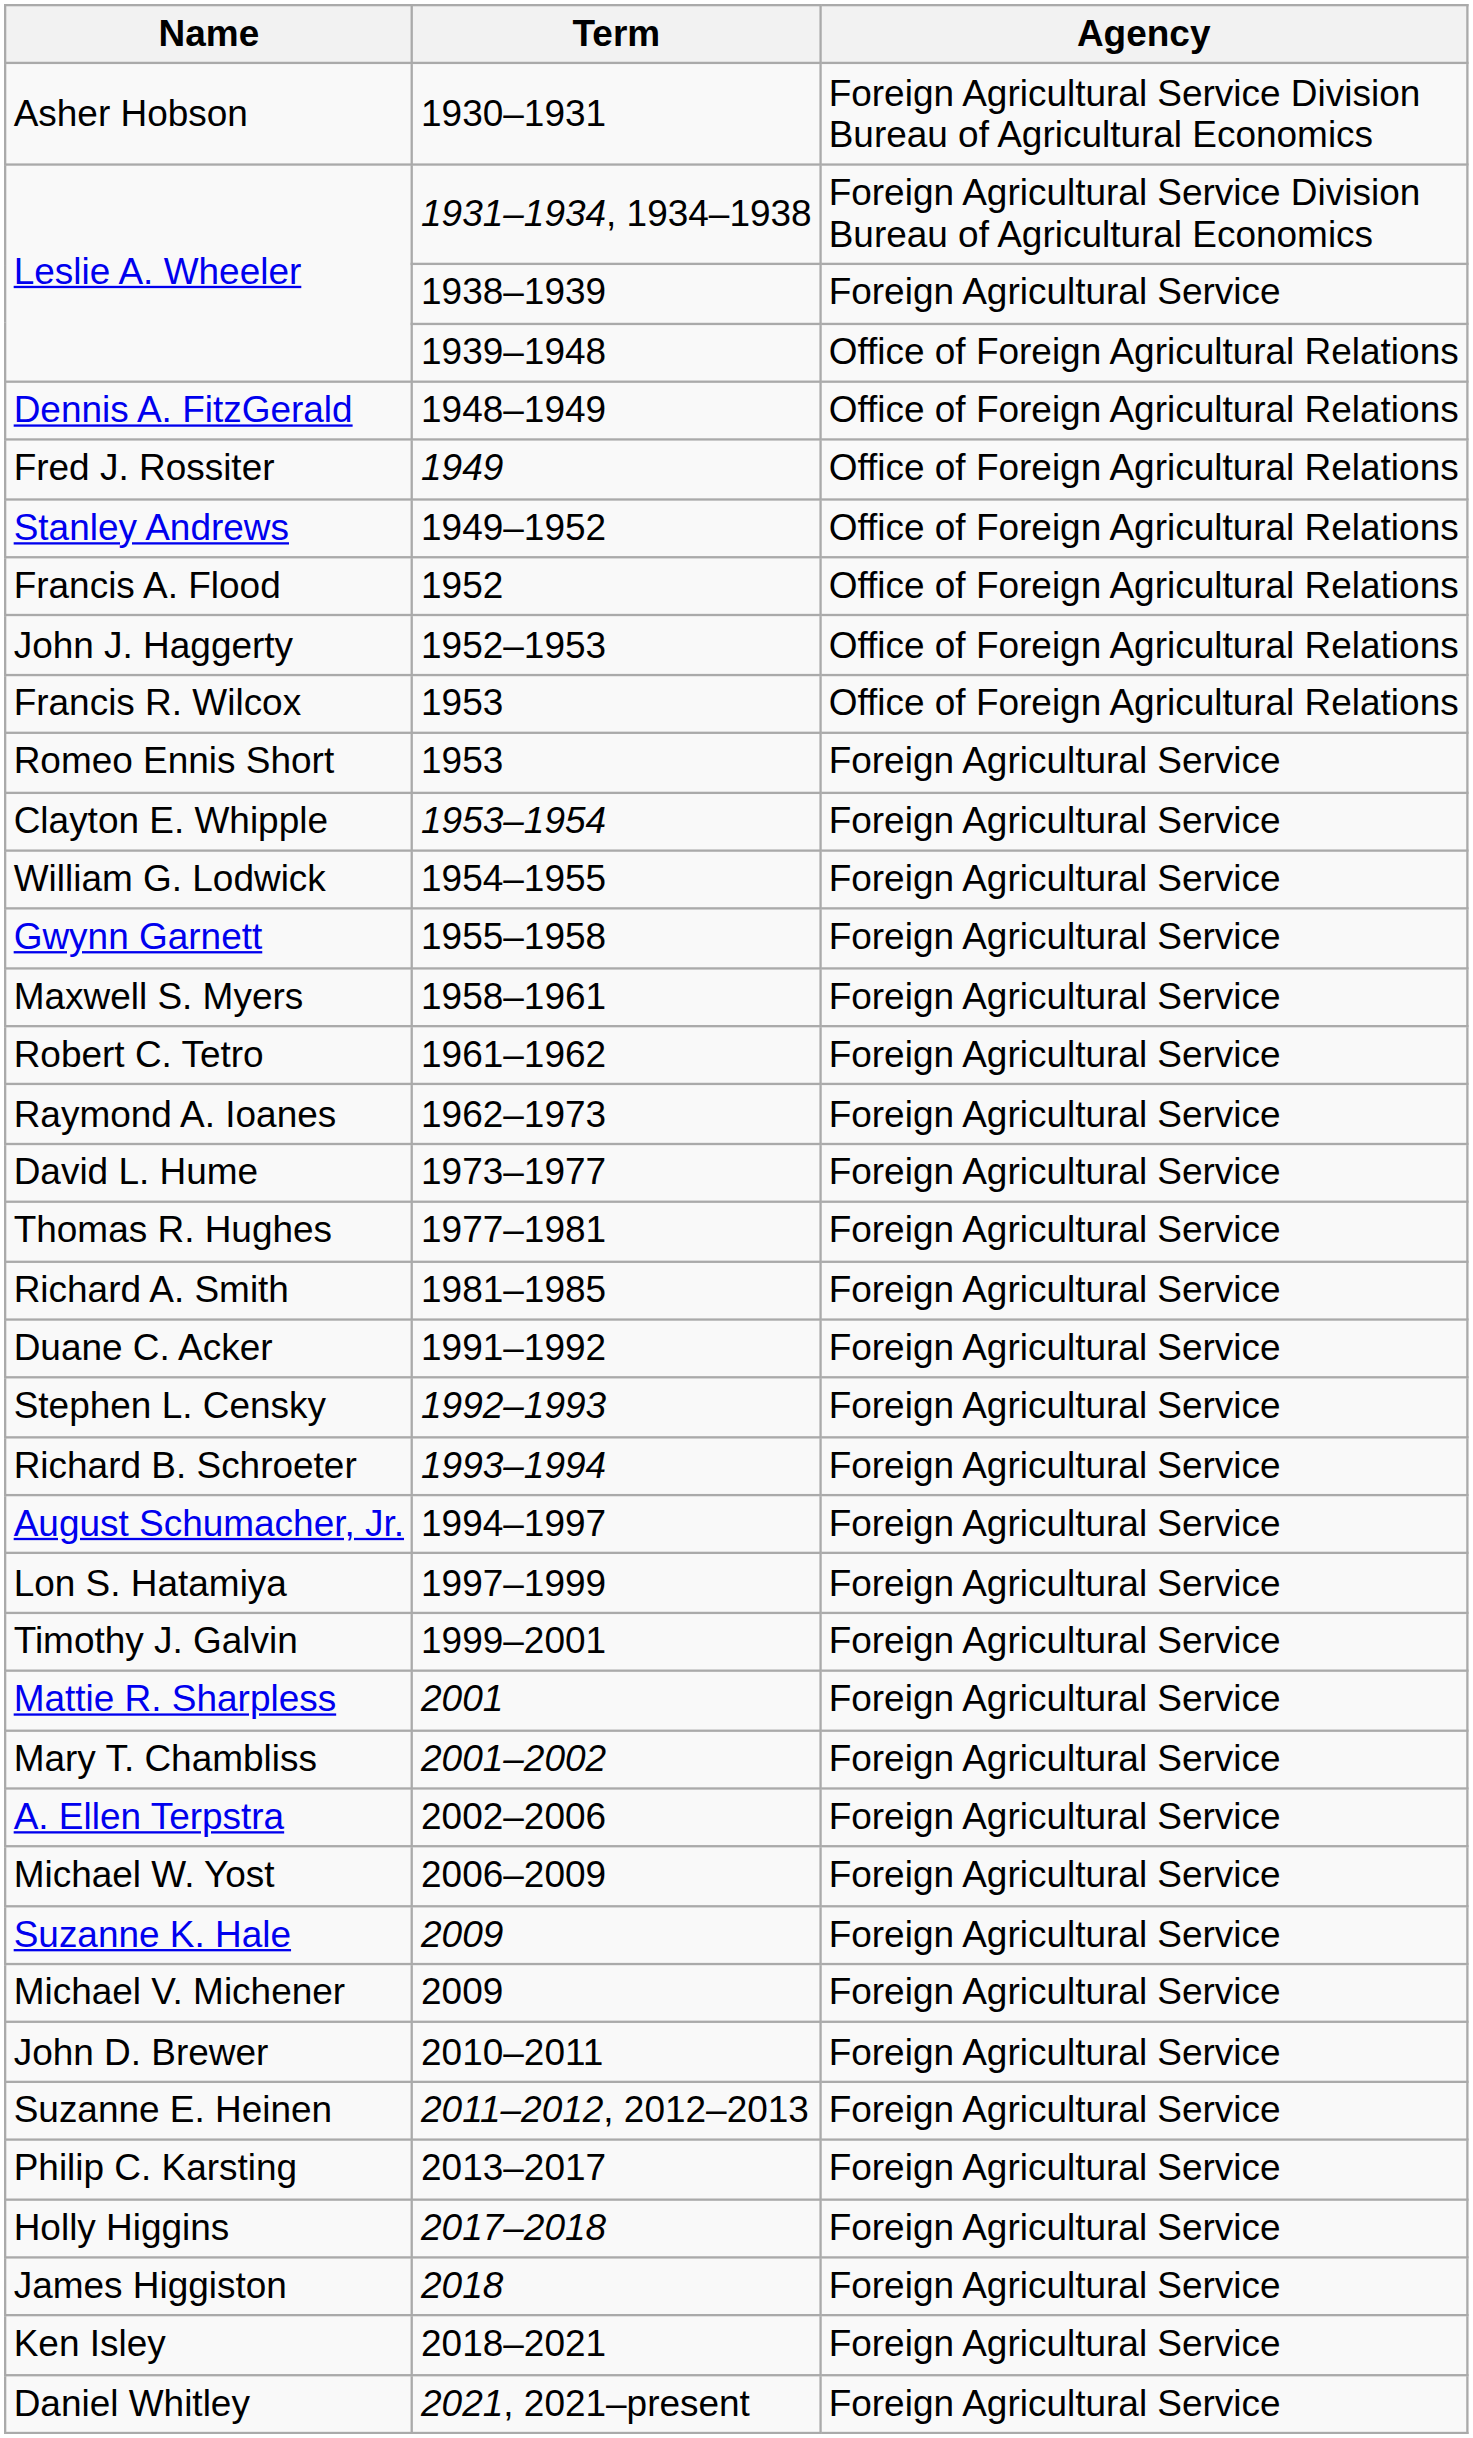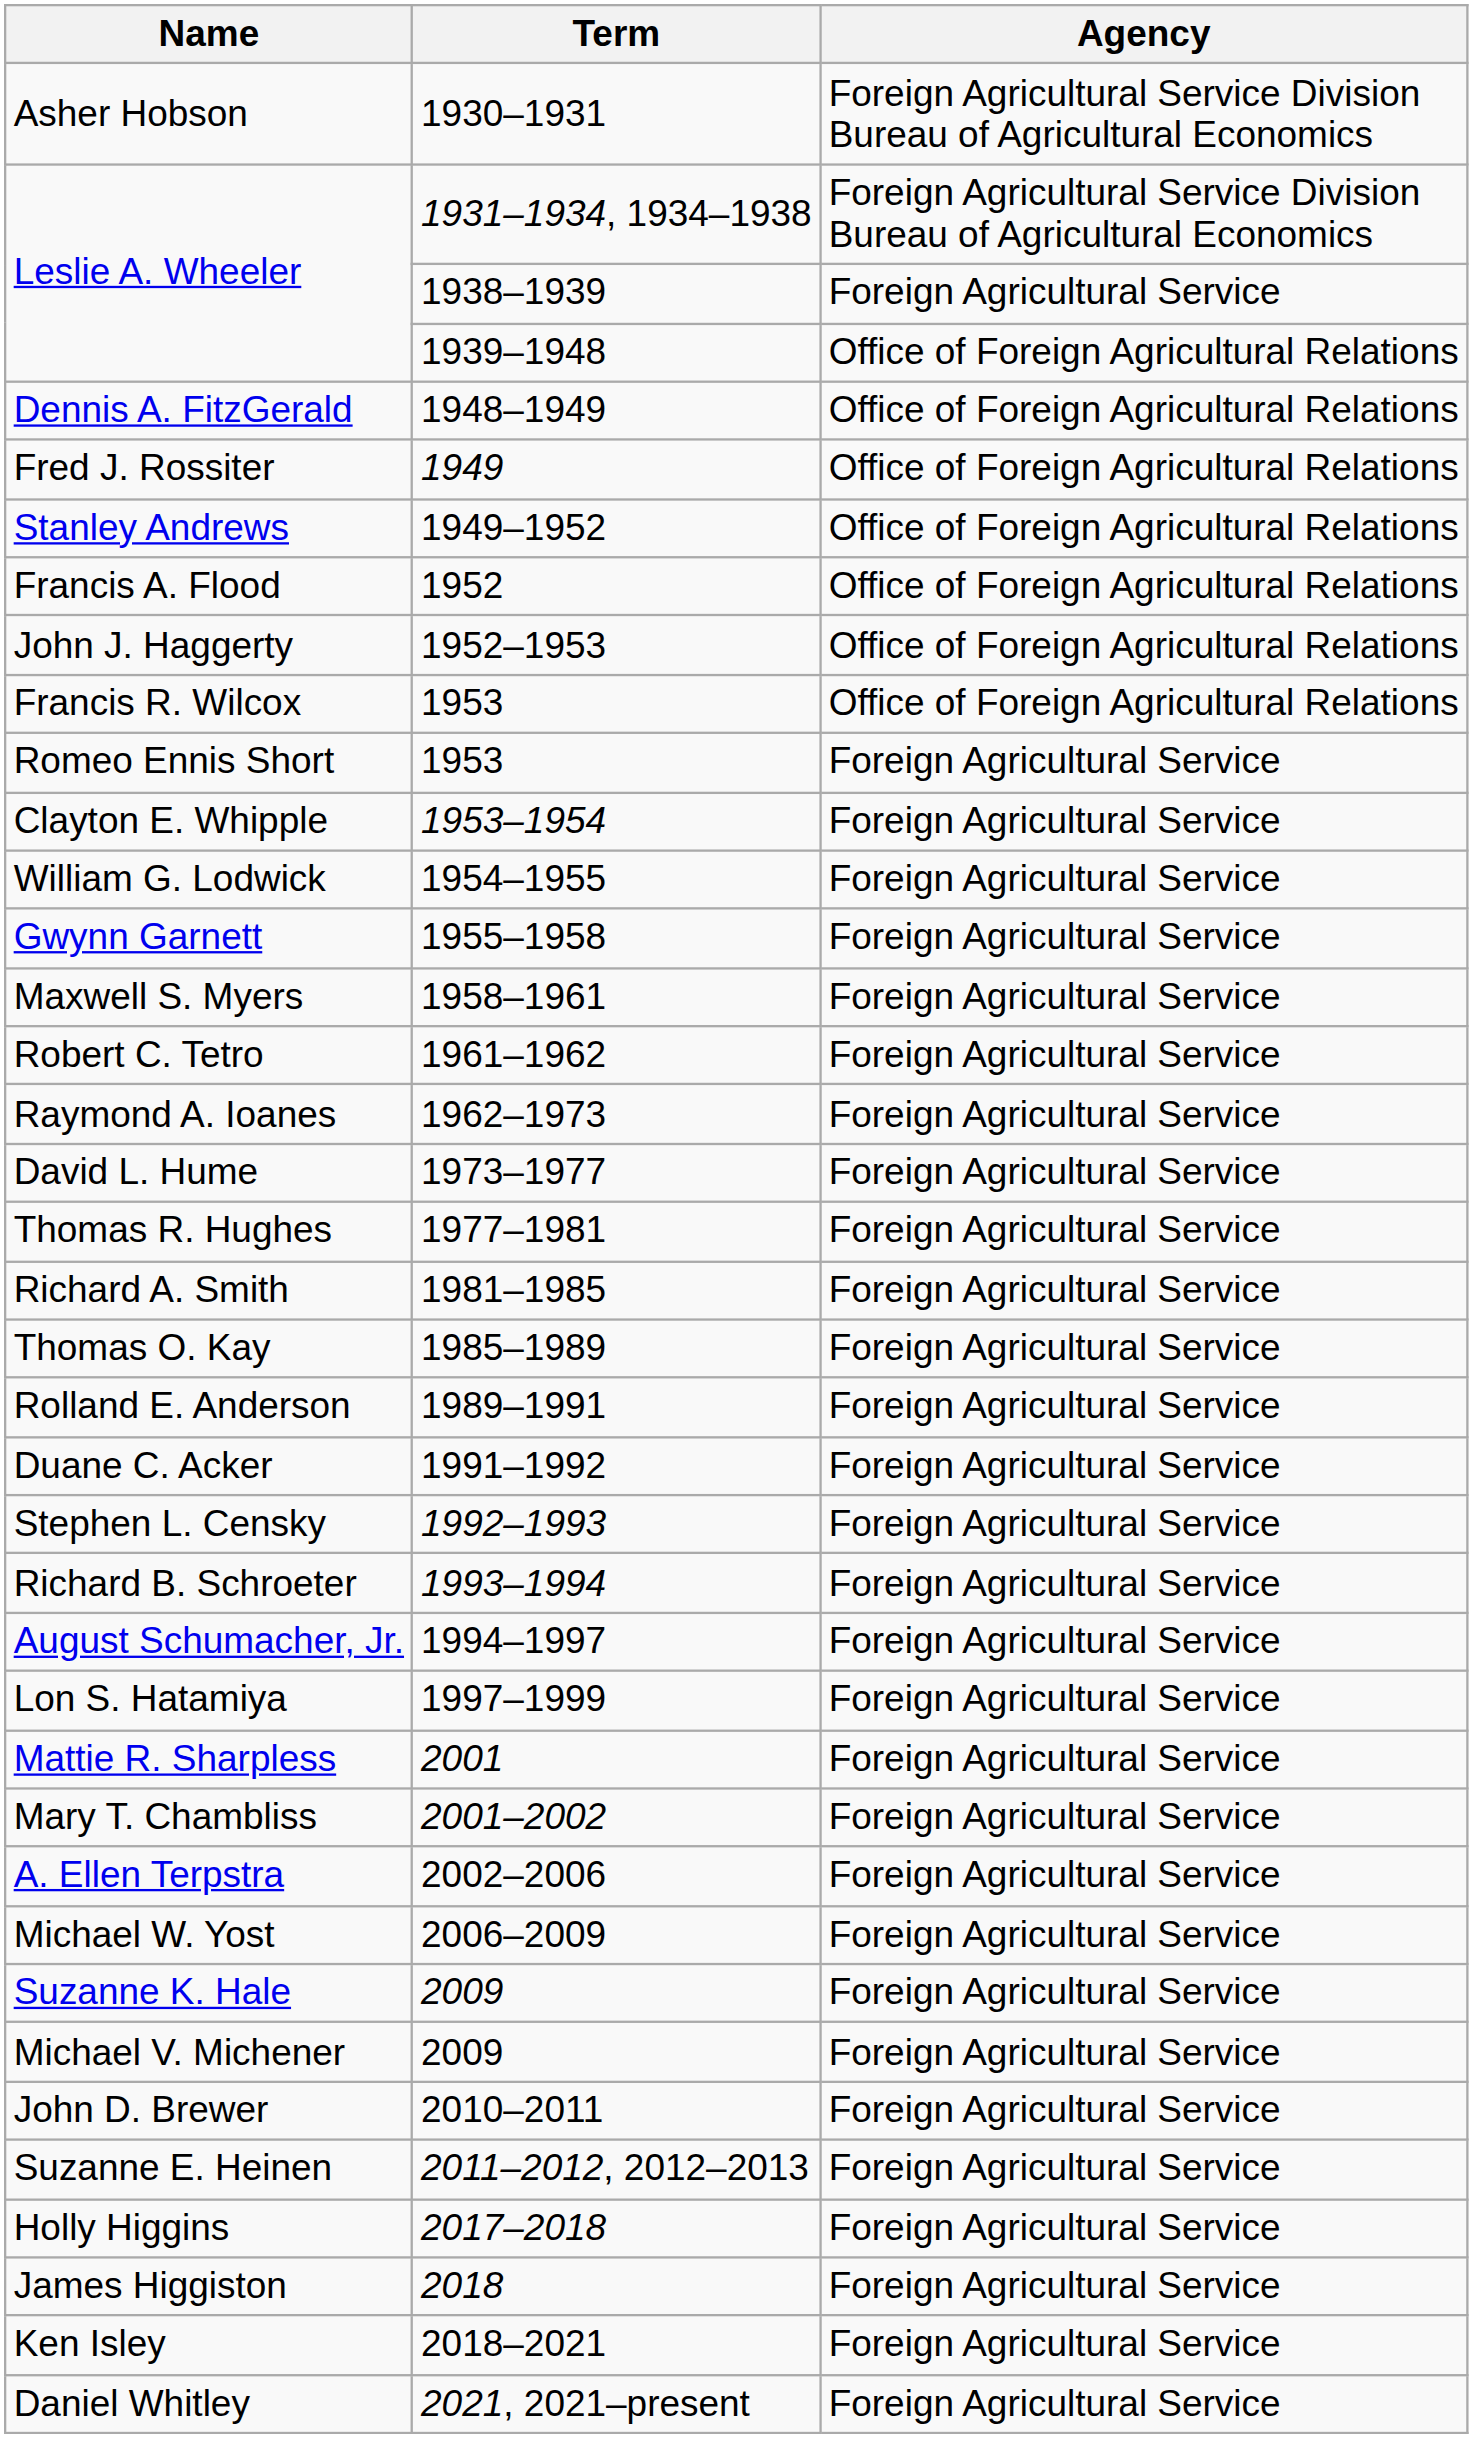+ row: (142, 1347)
+ row: (182, 1406)
- row: (156, 1640)
- row: (155, 2168)
